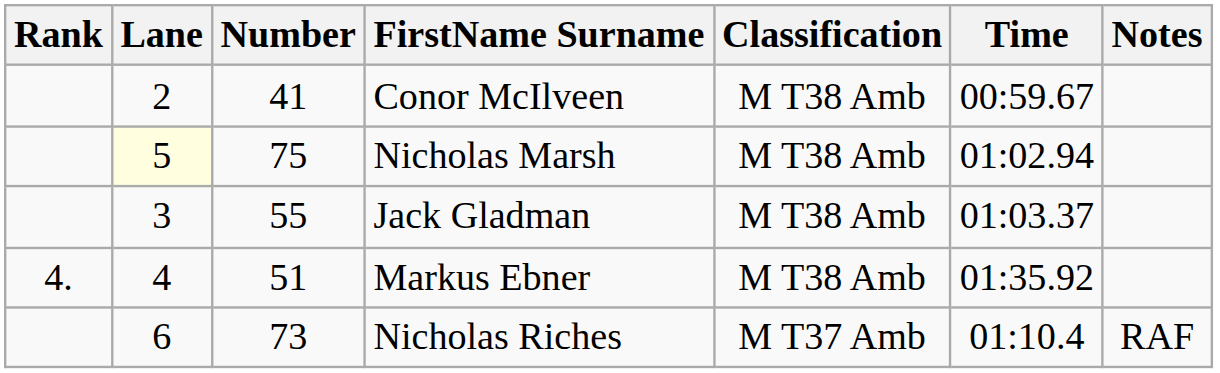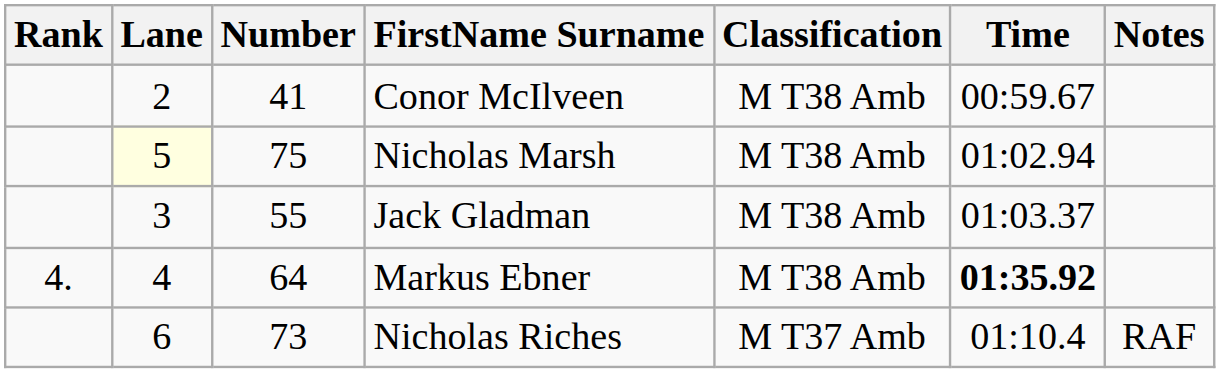(288, 276) 51 -> (288, 276) 64
(1027, 276) normal -> (1028, 276) bold
